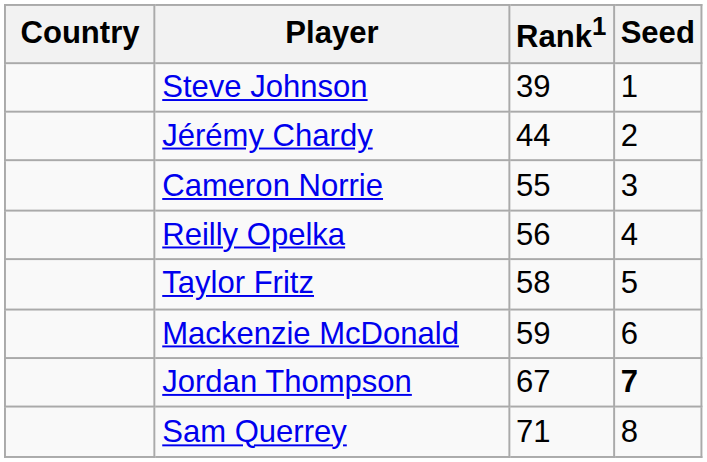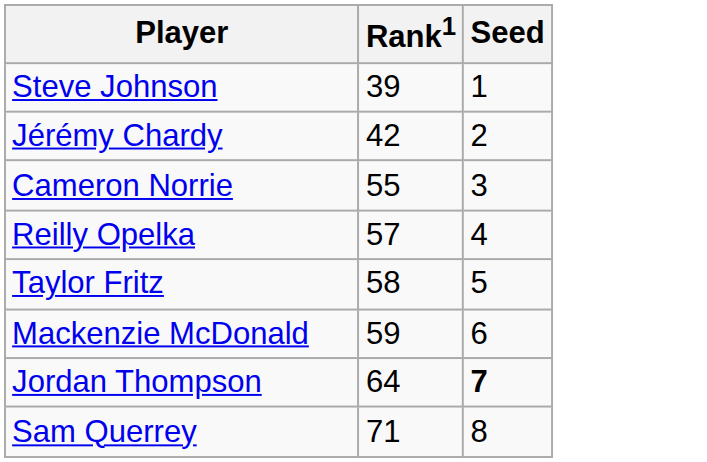- column: (80, 33)
(533, 135) 44 -> (383, 135) 42
(533, 234) 56 -> (383, 234) 57
(533, 382) 67 -> (383, 382) 64
